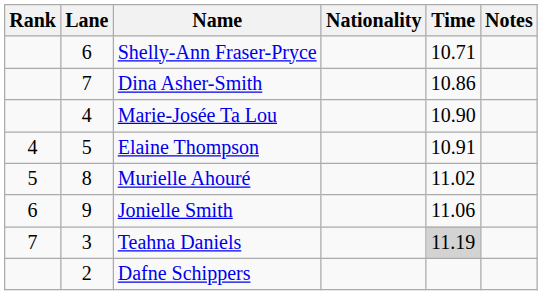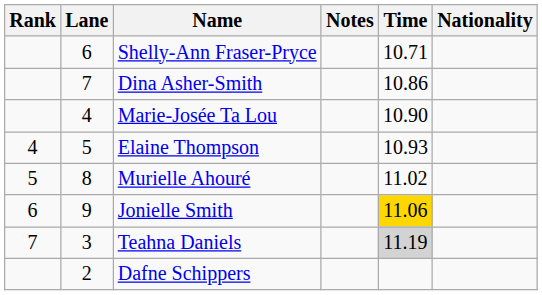columns swapped: (374, 20) <-> (509, 20)
(453, 147) 10.91 -> (405, 147) 10.93
(453, 210) no background -> (405, 210) gold background
